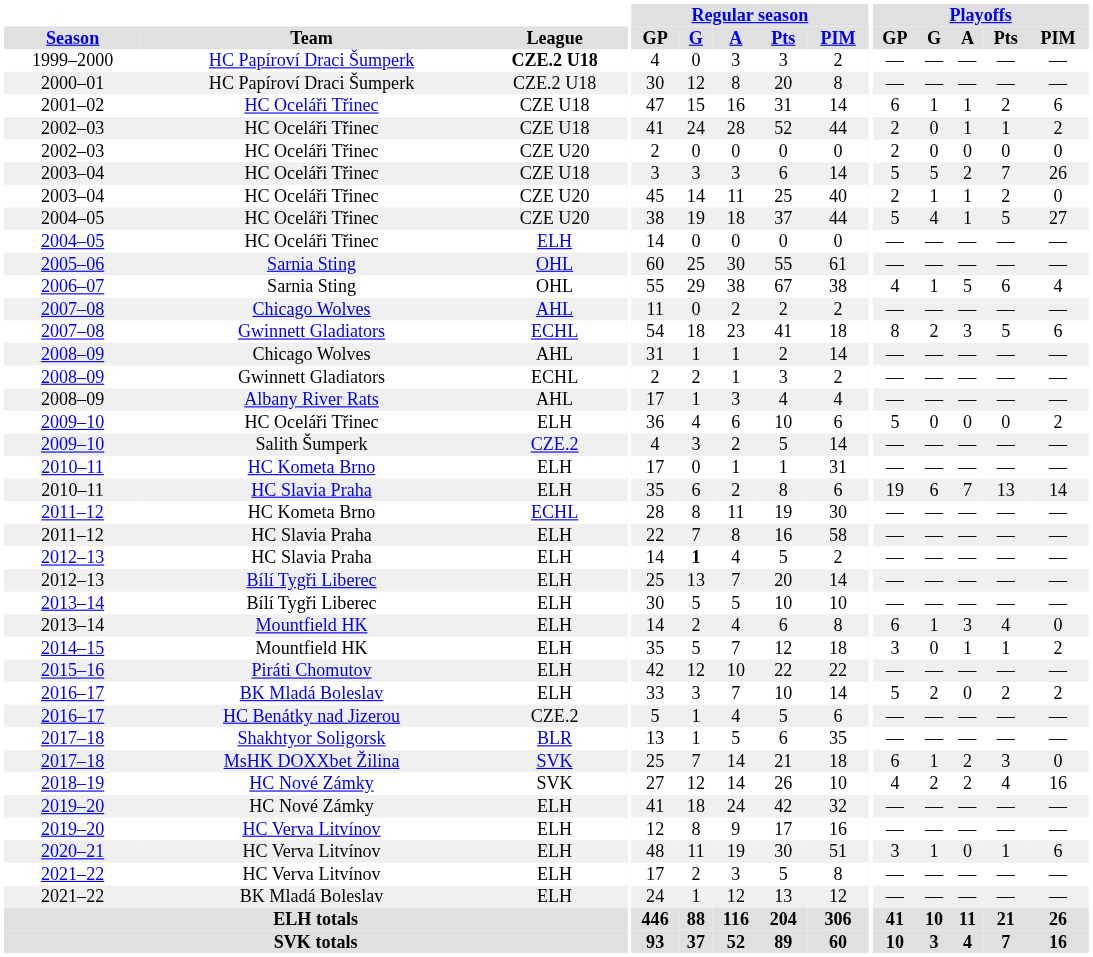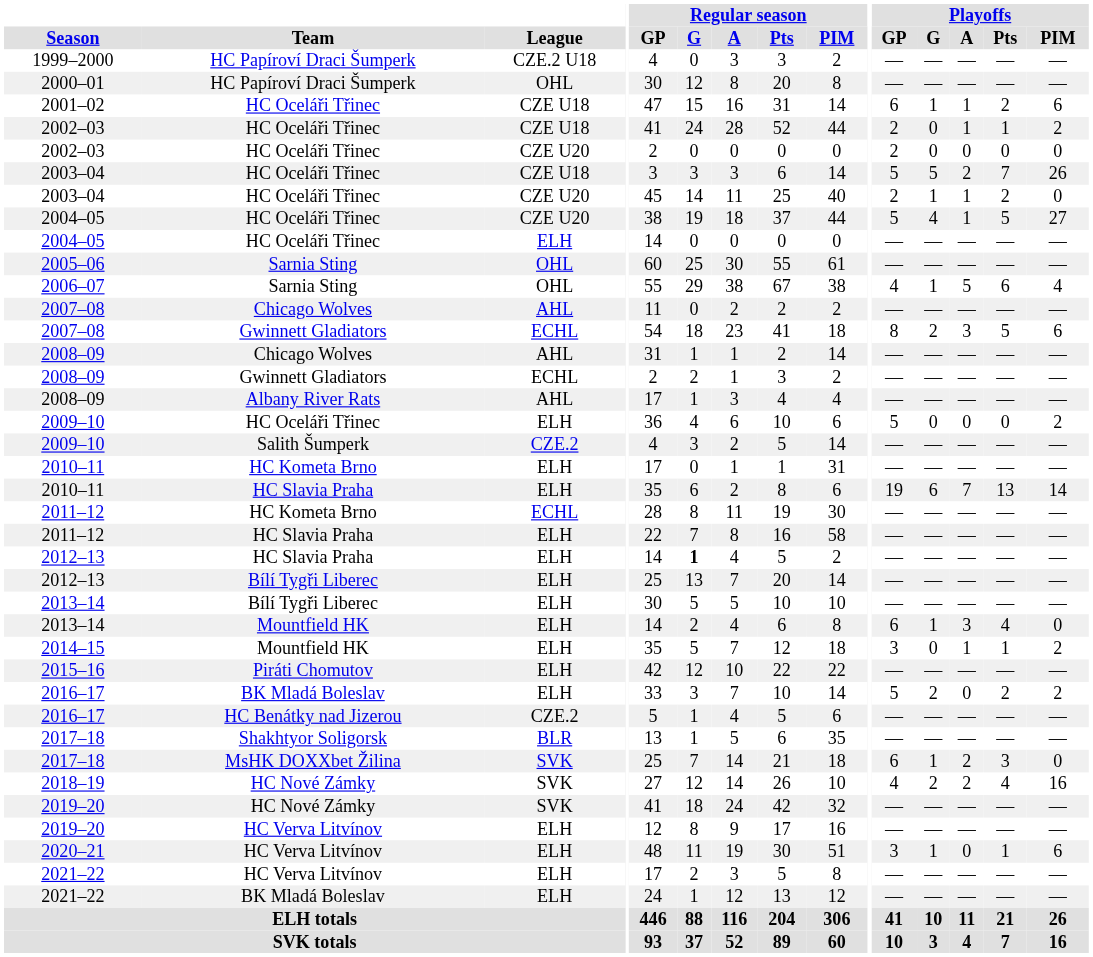(555, 60) bold -> (555, 60) normal
(555, 83) CZE.2 U18 -> (555, 83) OHL
(555, 806) ELH -> (555, 806) SVK
